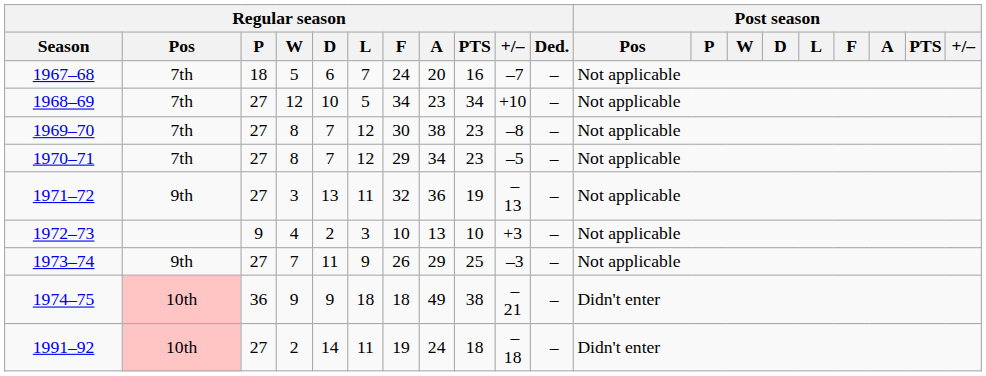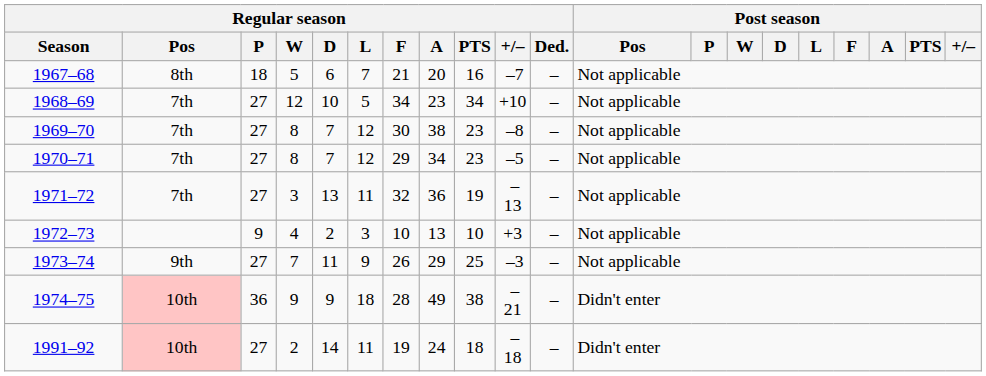(182, 74) 7th -> (182, 74) 8th
(401, 74) 24 -> (401, 74) 21
(182, 195) 9th -> (182, 195) 7th
(401, 299) 18 -> (401, 299) 28
